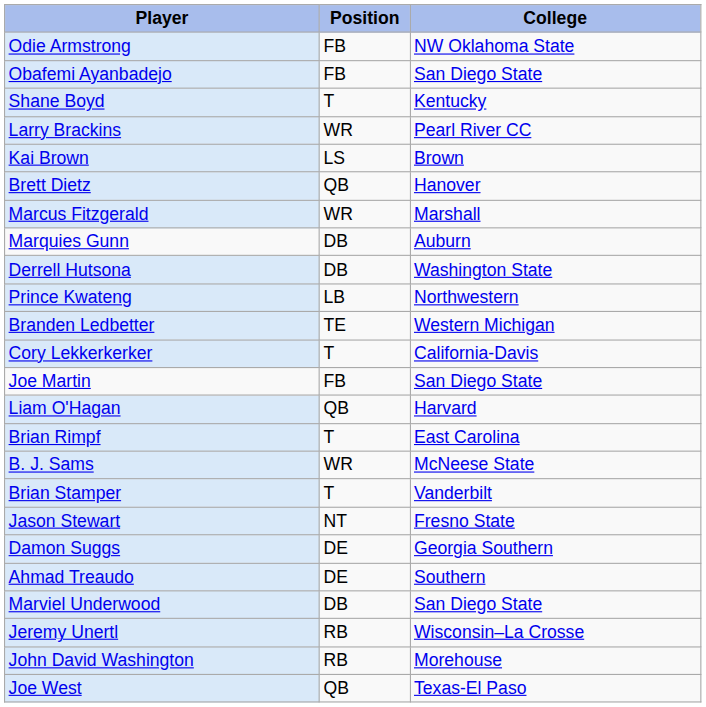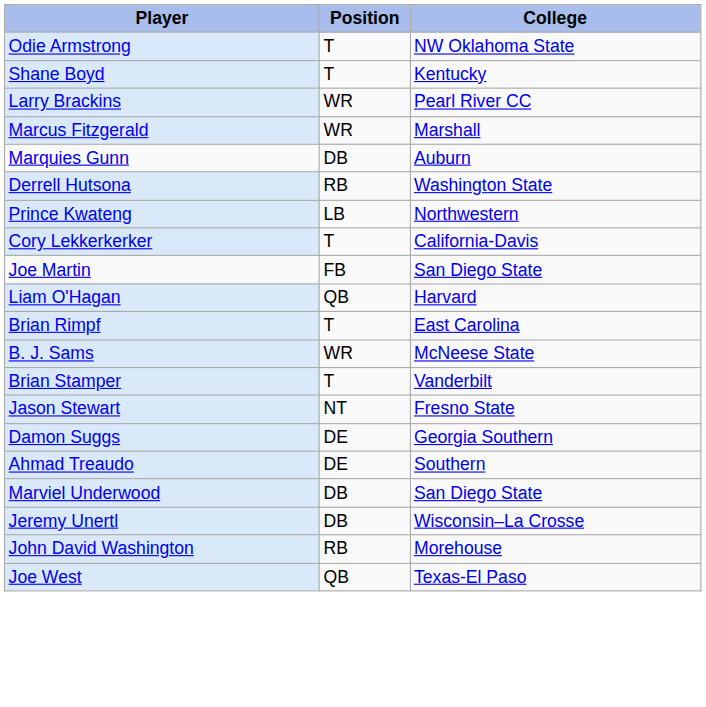(335, 46) FB -> (329, 46) T
- row: (90, 74)
- row: (49, 158)
- row: (50, 185)
(336, 269) DB -> (336, 185) RB
- row: (82, 325)
(336, 632) RB -> (336, 520) DB
